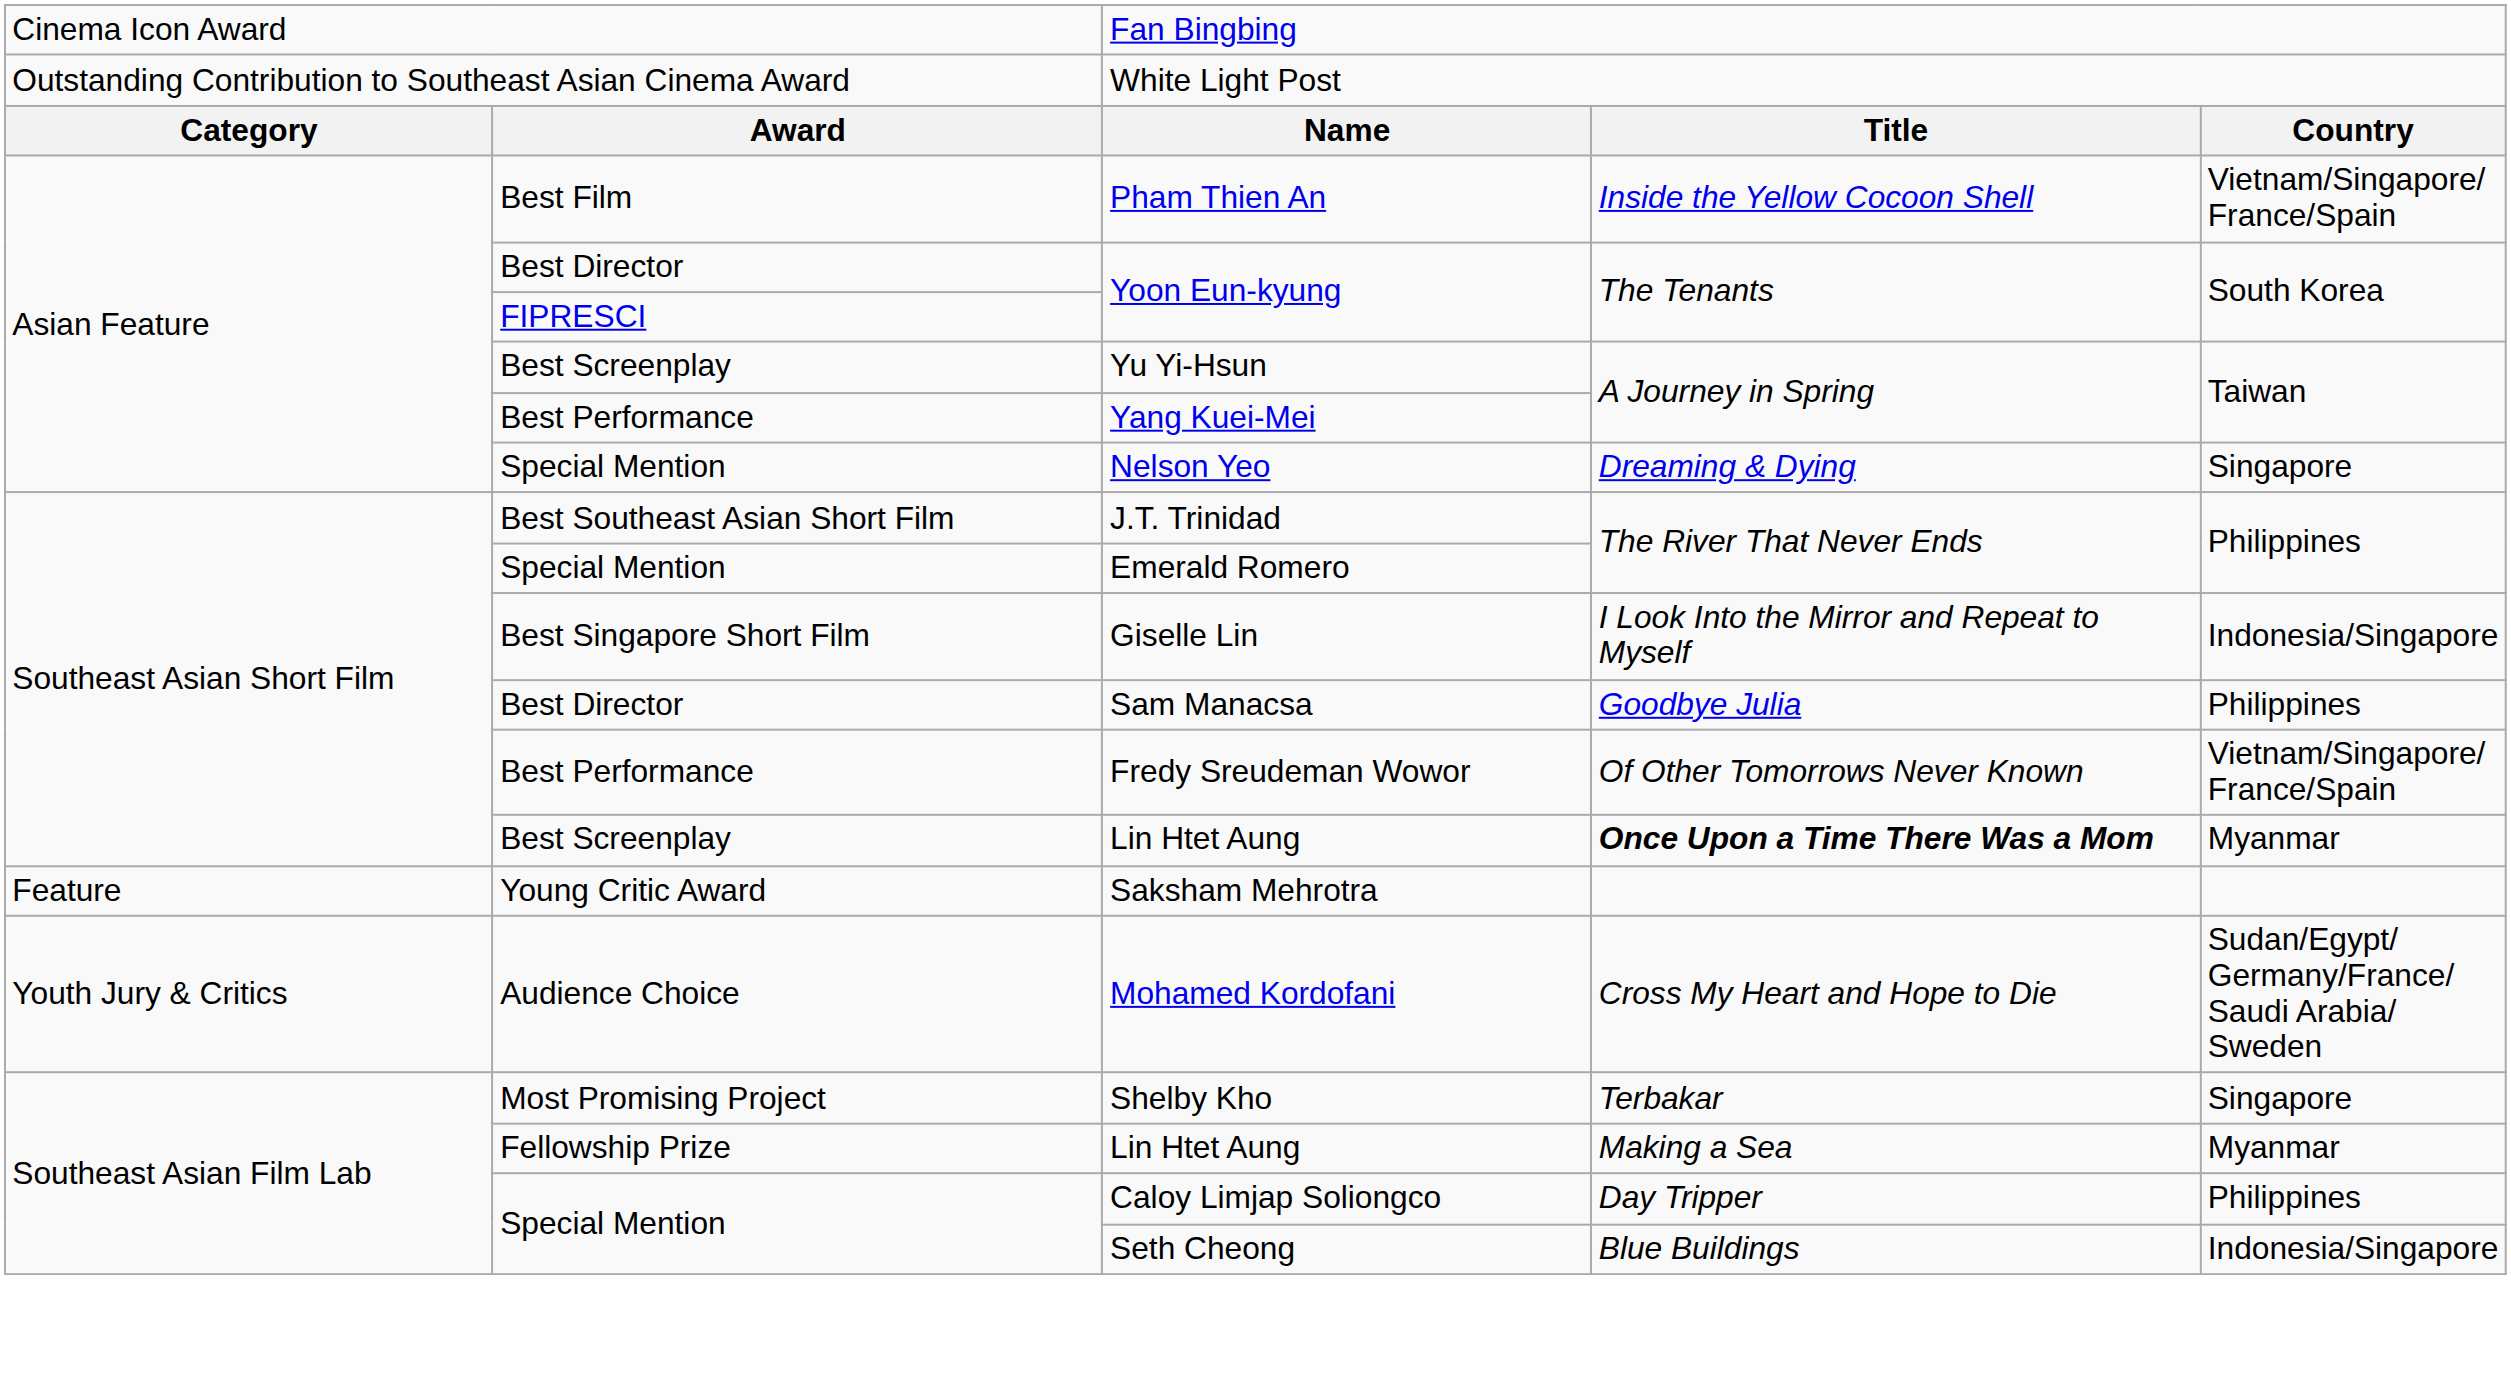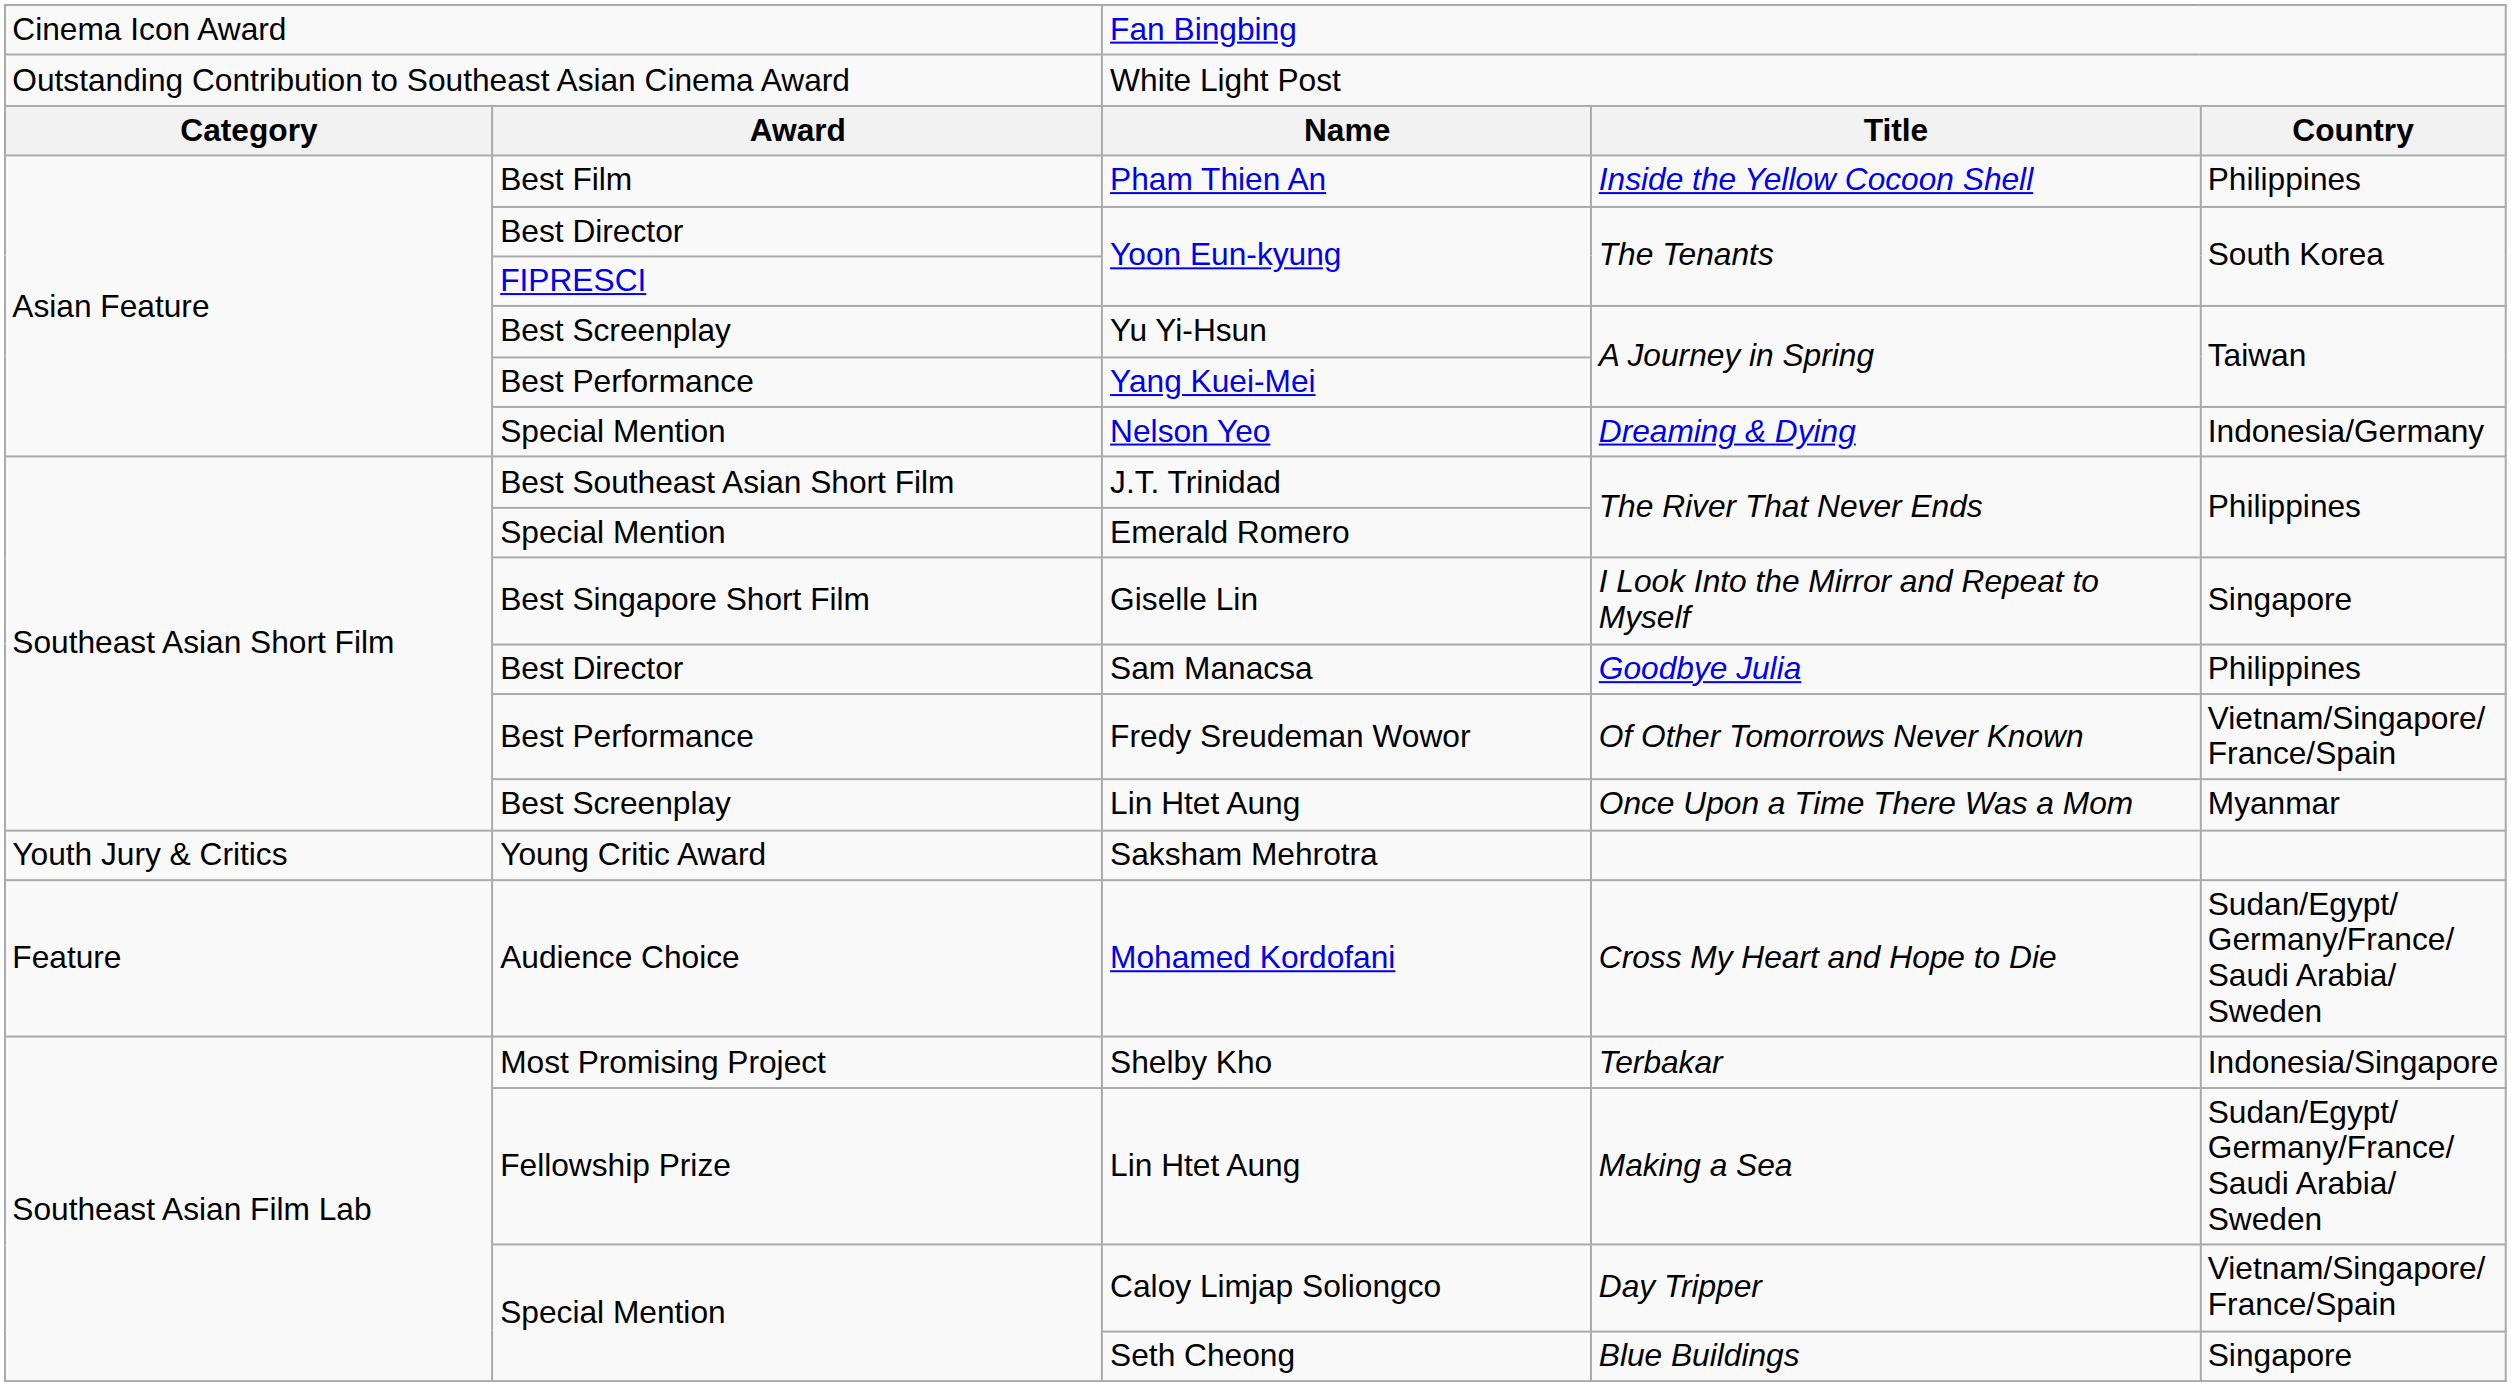(2347, 198) Vietnam/Singapore/ France/Spain -> (2284, 180) Philippines
(2280, 467) Singapore -> (2346, 431) Indonesia/Germany
(2353, 635) Indonesia/Singapore -> (2280, 600) Singapore
(1876, 839) bold -> (1866, 804) normal
(67, 890) Feature -> (150, 854) Youth Jury & Critics
(150, 993) Youth Jury & Critics -> (67, 958) Feature
(2280, 1097) Singapore -> (2353, 1061) Indonesia/Singapore
(2274, 1147) Myanmar -> (2331, 1165) Sudan/Egypt/ Germany/France/ Saudi Arabia/ Sweden
(2284, 1198) Philippines -> (2347, 1287) Vietnam/Singapore/ France/Spain
(2353, 1248) Indonesia/Singapore -> (2280, 1355) Singapore
